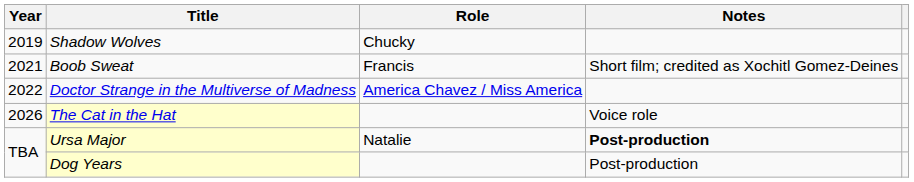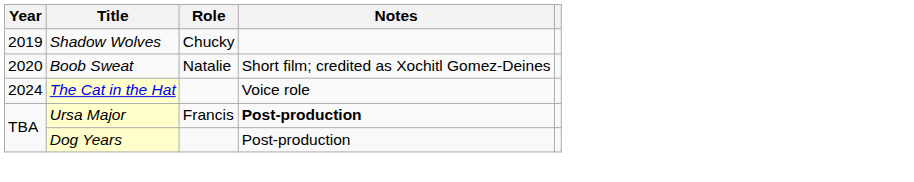(25, 66) 2021 -> (25, 66) 2020
(389, 66) Francis -> (207, 66) Natalie
- row: (203, 90)
(25, 115) 2026 -> (25, 90) 2024
(387, 139) Natalie -> (208, 115) Francis
